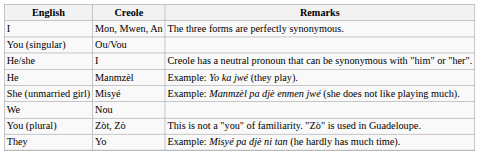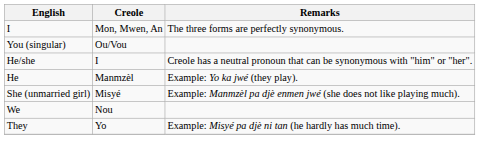- row: (32, 126)
